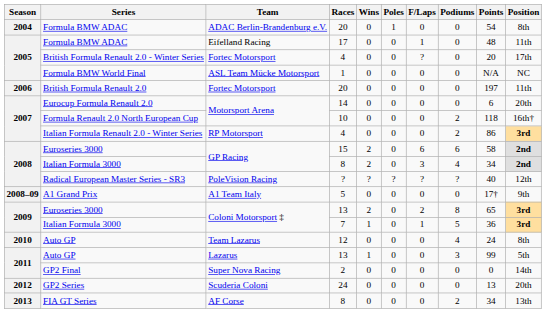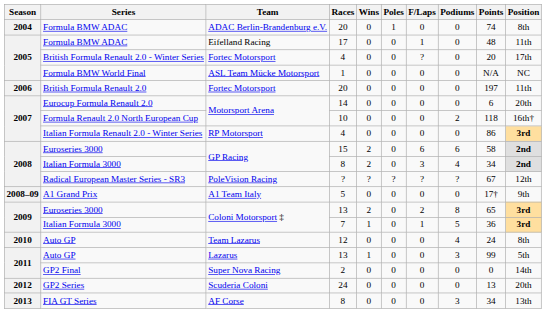(491, 27) 54 -> (491, 27) 74
(457, 134) 2 -> (457, 134) 0
(491, 179) 40 -> (491, 179) 67
(457, 301) 2 -> (457, 301) 3
